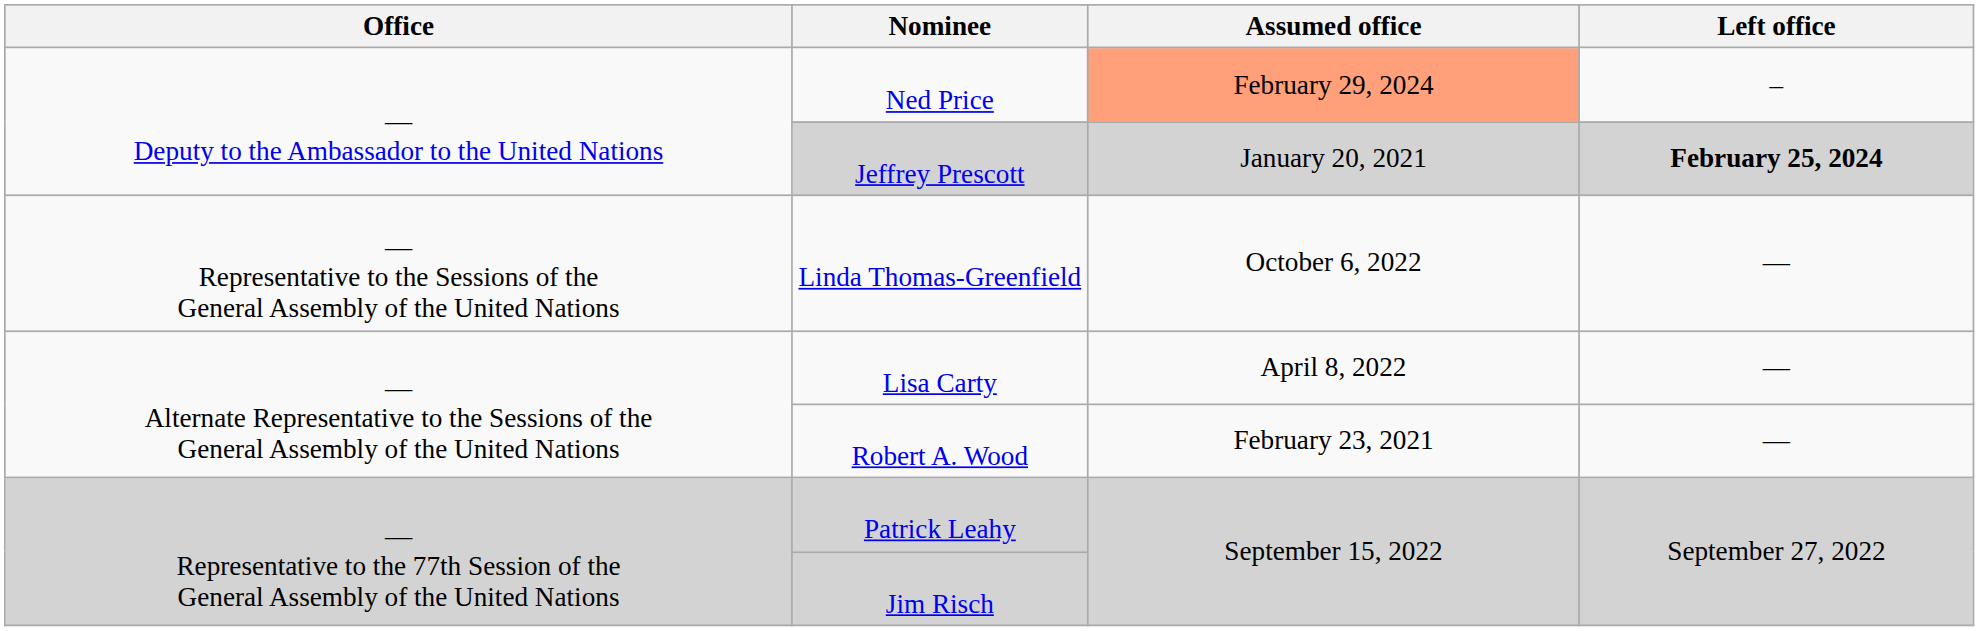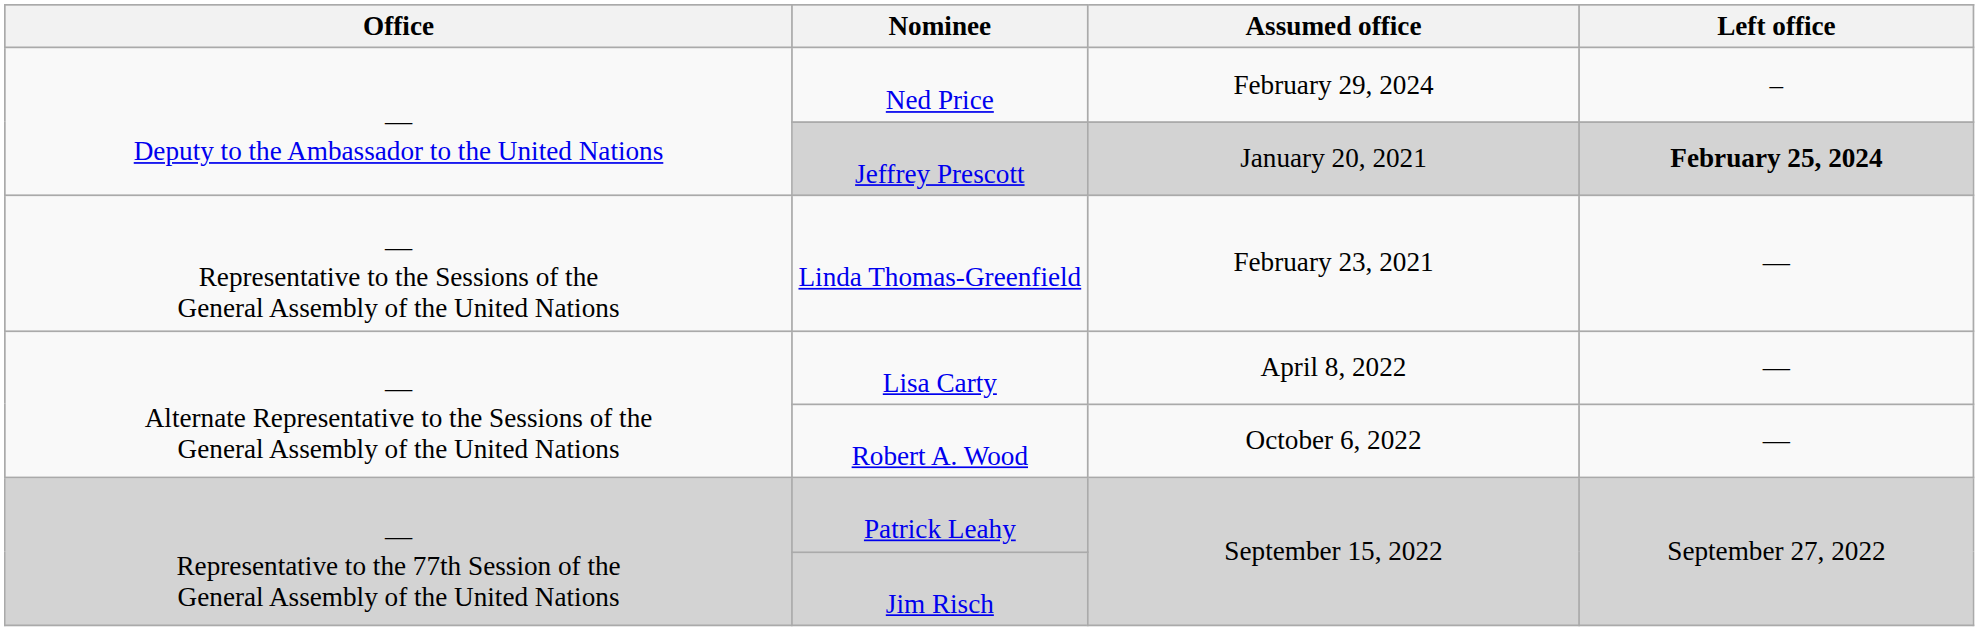(1333, 84) lightsalmon background -> (1333, 84) no background
(1334, 262) October 6, 2022 -> (1333, 262) February 23, 2021
(1333, 440) February 23, 2021 -> (1334, 440) October 6, 2022
